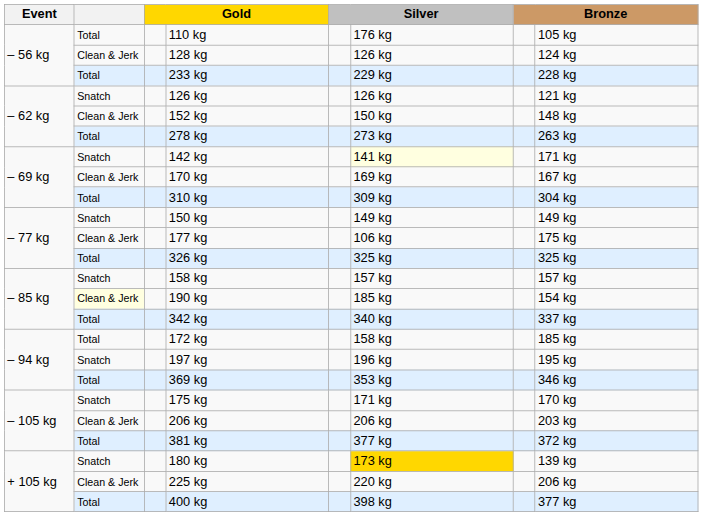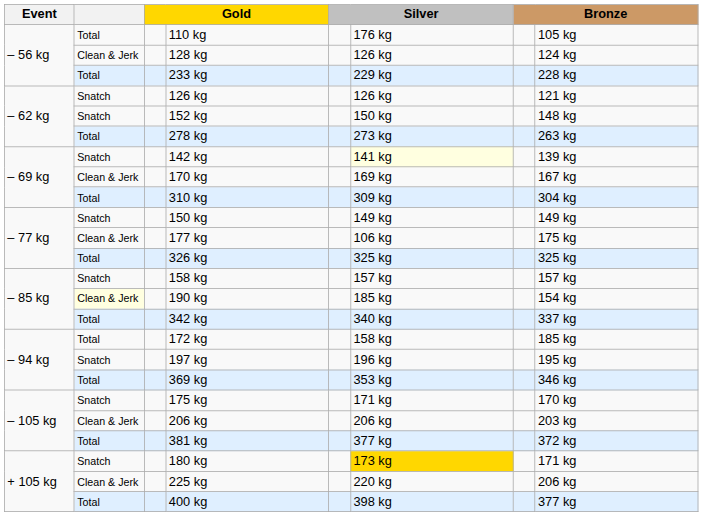(108, 116) Clean & Jerk -> (94, 116) Snatch
(557, 156) 171 kg -> (557, 156) 139 kg
(557, 461) 139 kg -> (557, 461) 171 kg
